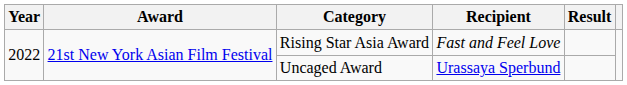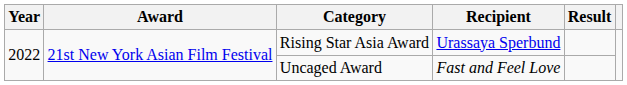(498, 42) Fast and Feel Love -> (498, 42) Urassaya Sperbund
(498, 67) Urassaya Sperbund -> (498, 67) Fast and Feel Love
